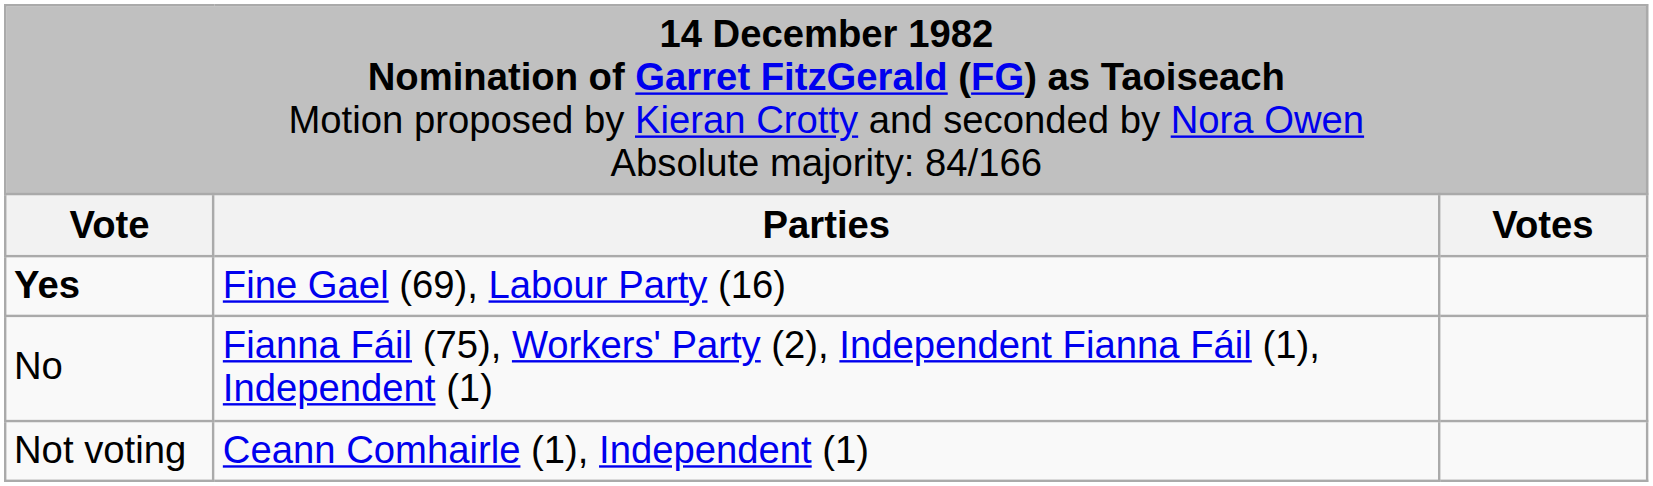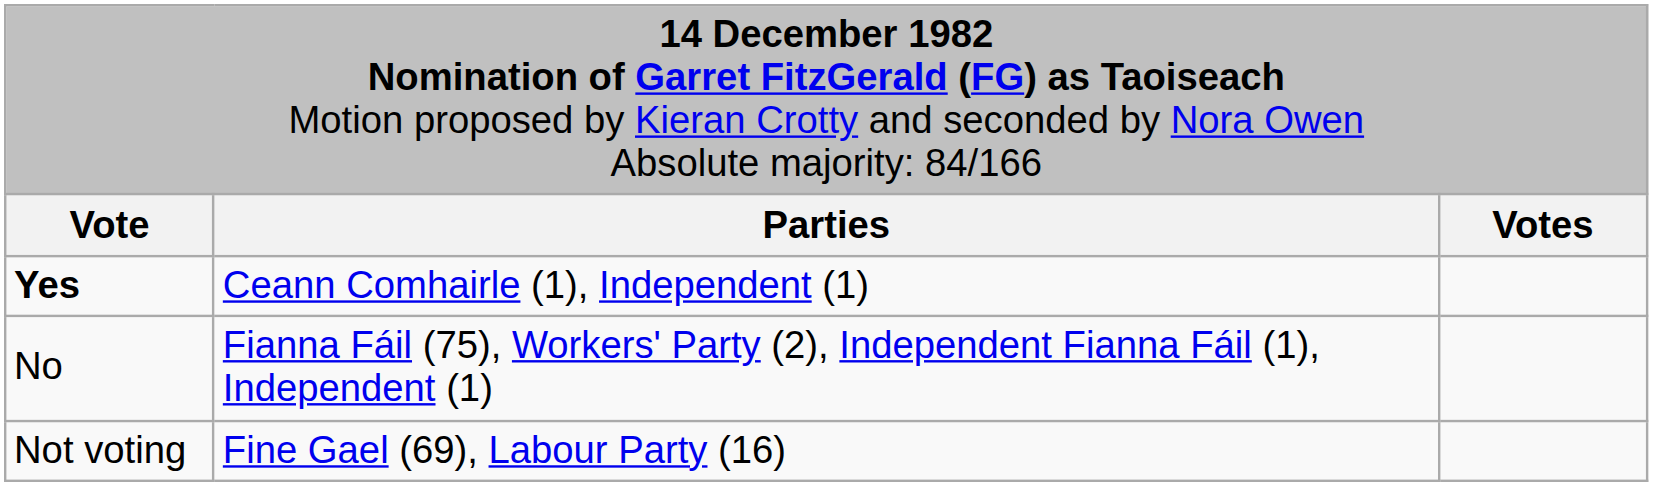(504, 285) Fine Gael (69), Labour Party (16) -> (546, 285) Ceann Comhairle (1), Independent (1)
(546, 449) Ceann Comhairle (1), Independent (1) -> (504, 449) Fine Gael (69), Labour Party (16)
